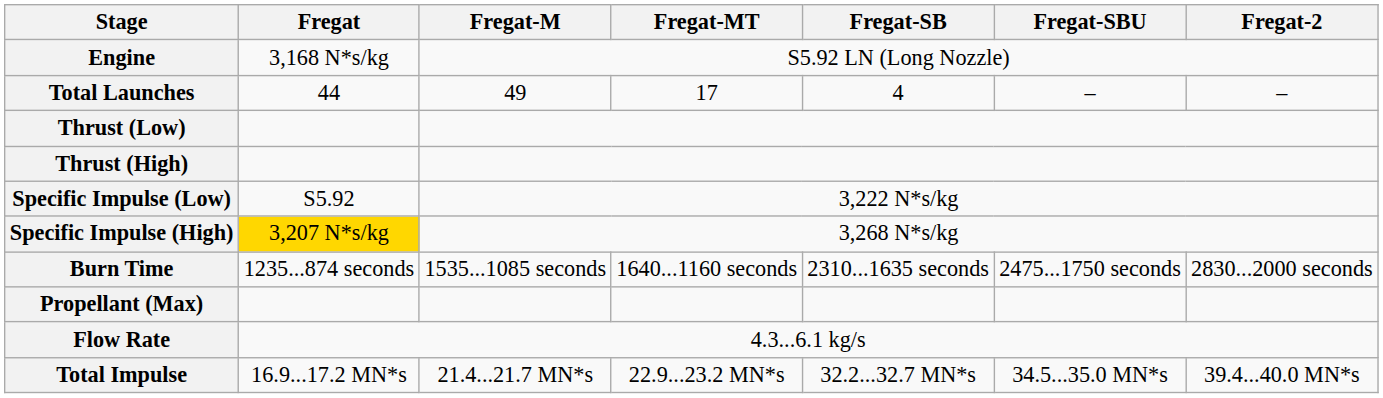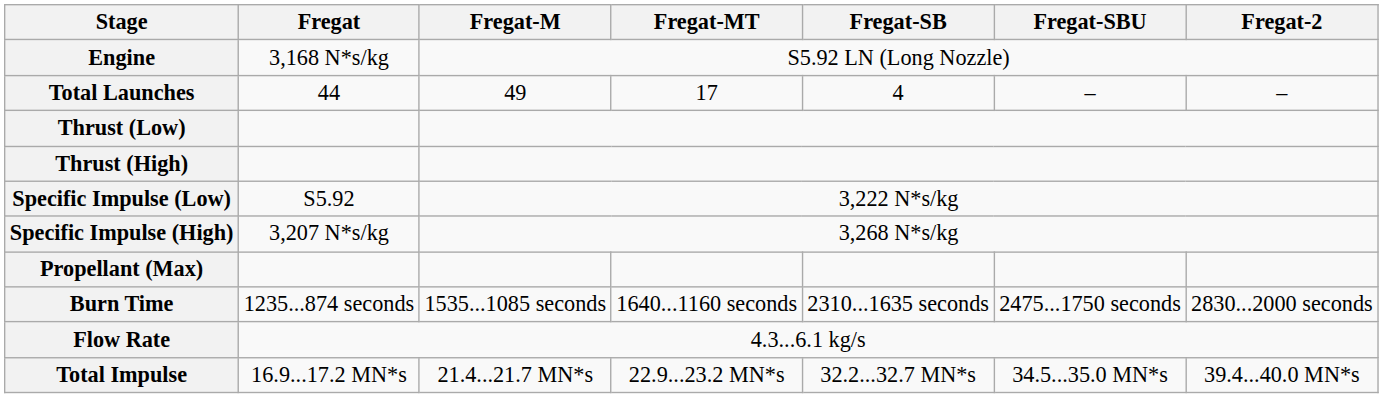(329, 233) gold background -> (329, 233) no background
rows swapped: (122, 304) <-> (122, 269)
